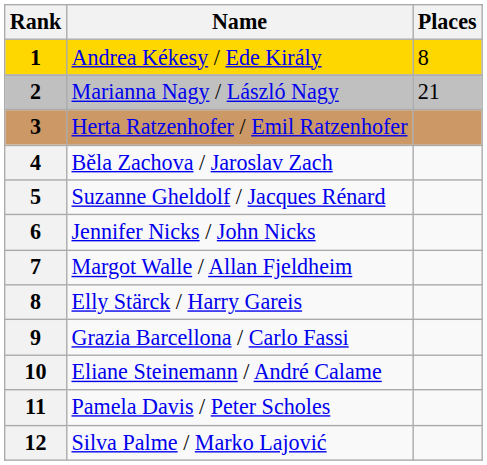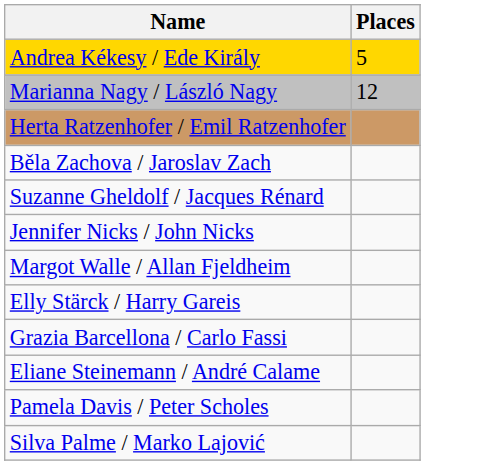- column: (36, 22)
(423, 57) 8 -> (361, 57) 5
(429, 92) 21 -> (367, 92) 12
